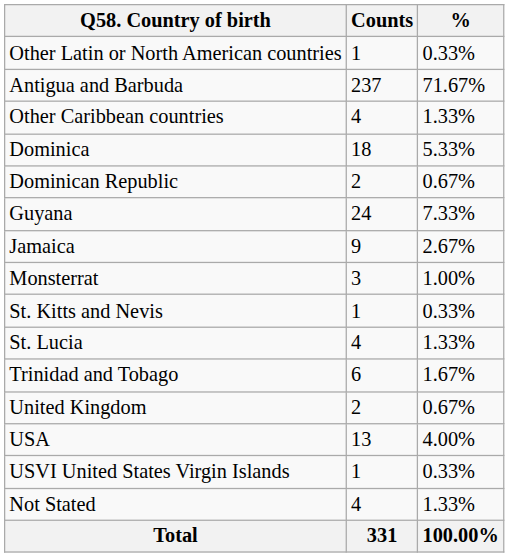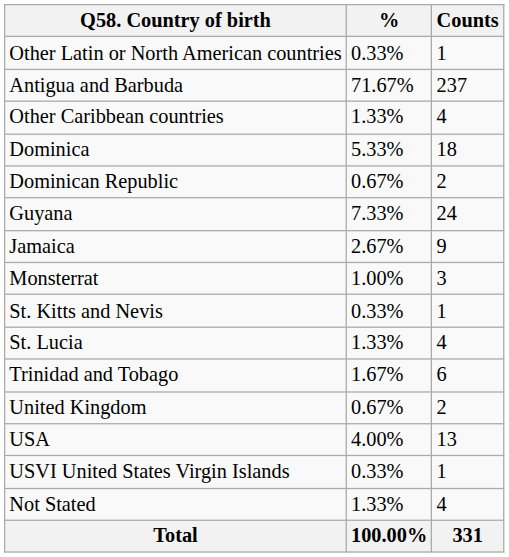columns swapped: (382, 20) <-> (461, 20)
